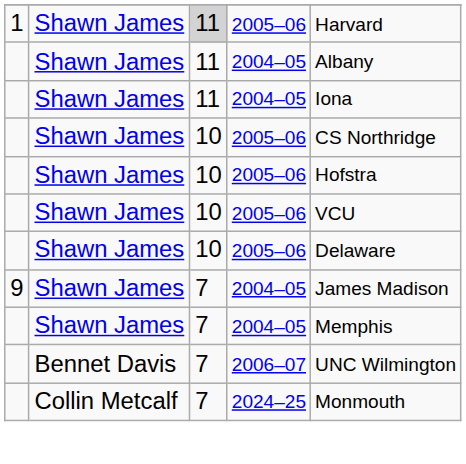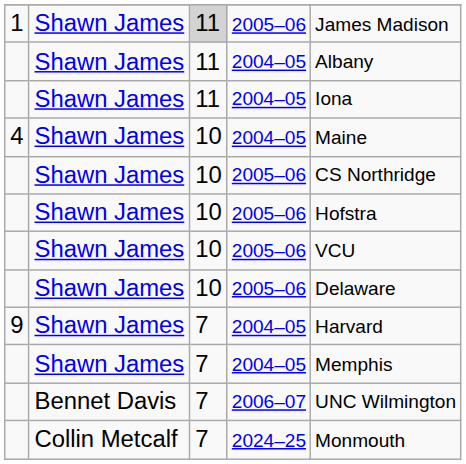(349, 24) Harvard -> (382, 24) James Madison
+ row: (17, 136)
(382, 288) James Madison -> (349, 326) Harvard
